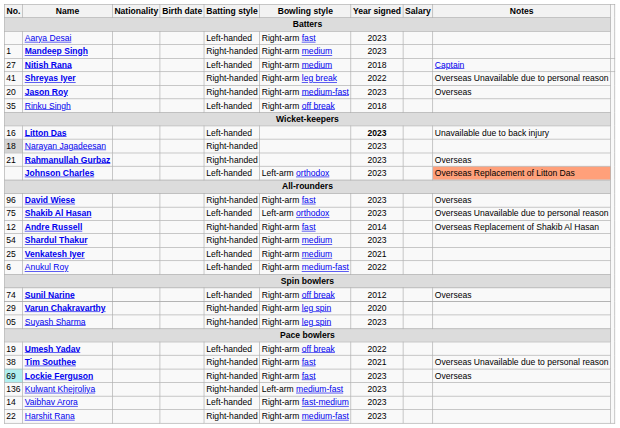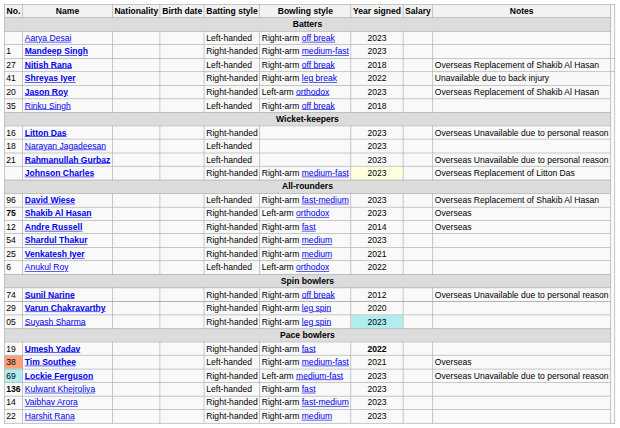(289, 38) Right-arm fast -> (298, 38) Right-arm off break
(297, 51) Right-arm medium -> (305, 51) Right-arm medium-fast
(297, 65) Right-arm medium -> (298, 65) Right-arm off break
(450, 65) Captain -> (517, 65) Overseas Replacement of Shakib Al Hasan
(522, 78) Overseas Unavailable due to personal reason -> (492, 78) Unavailable due to back injury
(305, 92) Right-arm medium-fast -> (296, 92) Left-arm orthodox
(453, 92) Overseas -> (517, 92) Overseas Replacement of Shakib Al Hasan
(229, 132) Left-handed -> (232, 132) Right-handed
(377, 132) bold -> (377, 132) normal
(492, 132) Unavailable due to back injury -> (522, 132) Overseas Unavailable due to personal reason
(11, 146) lightgrey background -> (11, 146) no background
(232, 146) Right-handed -> (229, 146) Left-handed
(232, 159) Right-handed -> (229, 159) Left-handed
(453, 159) Overseas -> (522, 159) Overseas Unavailable due to personal reason
(229, 173) Left-handed -> (232, 173) Right-handed
(296, 173) Left-arm orthodox -> (305, 173) Right-arm medium-fast
(377, 173) no background -> (377, 173) lightyellow background
(505, 173) lightsalmon background -> (505, 173) no background
(232, 200) Right-handed -> (229, 200) Left-handed
(289, 200) Right-arm fast -> (305, 200) Right-arm fast-medium
(453, 200) Overseas -> (517, 200) Overseas Replacement of Shakib Al Hasan
(11, 213) normal -> (11, 213) bold
(229, 213) Left-handed -> (232, 213) Right-handed
(522, 213) Overseas Unavailable due to personal reason -> (453, 213) Overseas
(517, 227) Overseas Replacement of Shakib Al Hasan -> (453, 227) Overseas
(229, 254) Left-handed -> (232, 254) Right-handed
(305, 267) Right-arm medium-fast -> (296, 267) Left-arm orthodox
(229, 294) Left-handed -> (232, 294) Right-handed
(453, 294) Overseas -> (522, 294) Overseas Unavailable due to personal reason
(377, 321) no background -> (377, 321) paleturquoise background
(229, 348) Left-handed -> (232, 348) Right-handed
(298, 348) Right-arm off break -> (289, 348) Right-arm fast
(377, 348) normal -> (377, 348) bold
(11, 362) no background -> (11, 362) lightsalmon background
(232, 362) Right-handed -> (229, 362) Left-handed
(289, 362) Right-arm fast -> (305, 362) Right-arm medium-fast
(522, 362) Overseas Unavailable due to personal reason -> (453, 362) Overseas
(289, 375) Right-arm fast -> (302, 375) Left-arm medium-fast
(453, 375) Overseas -> (522, 375) Overseas Unavailable due to personal reason
(13, 389) normal -> (13, 389) bold
(232, 389) Right-handed -> (229, 389) Left-handed
(302, 389) Left-arm medium-fast -> (289, 389) Right-arm fast
(229, 402) Left-handed -> (232, 402) Right-handed
(305, 416) Right-arm medium-fast -> (297, 416) Right-arm medium
